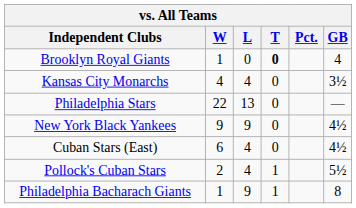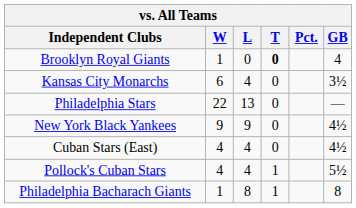(220, 81) 4 -> (220, 81) 6
(220, 147) 6 -> (220, 147) 4
(220, 170) 2 -> (220, 170) 4
(247, 192) 9 -> (247, 192) 8
